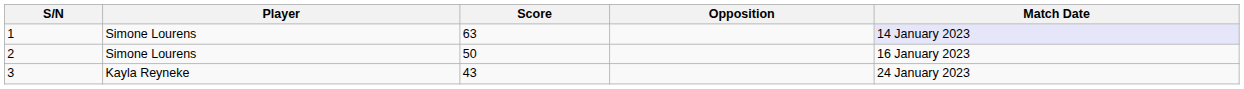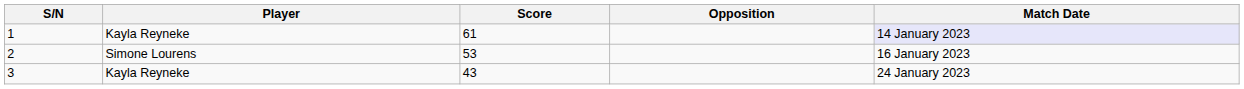(151, 34) Simone Lourens -> (147, 34) Kayla Reyneke
(470, 34) 63 -> (470, 34) 61
(470, 53) 50 -> (470, 53) 53
